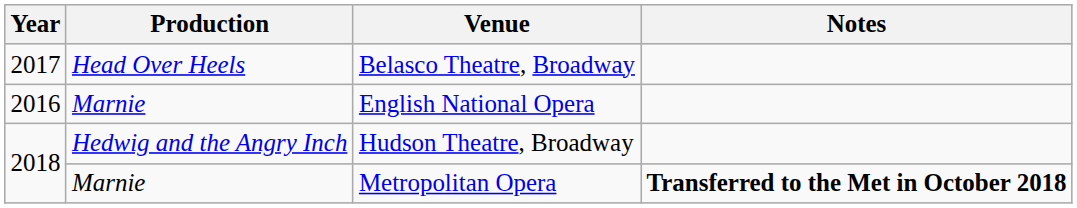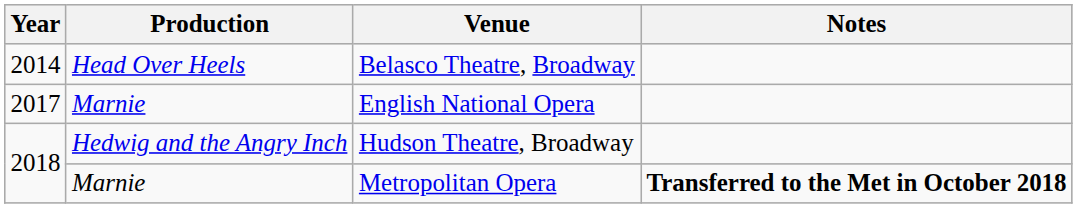(35, 63) 2017 -> (35, 63) 2014
(35, 103) 2016 -> (35, 103) 2017
